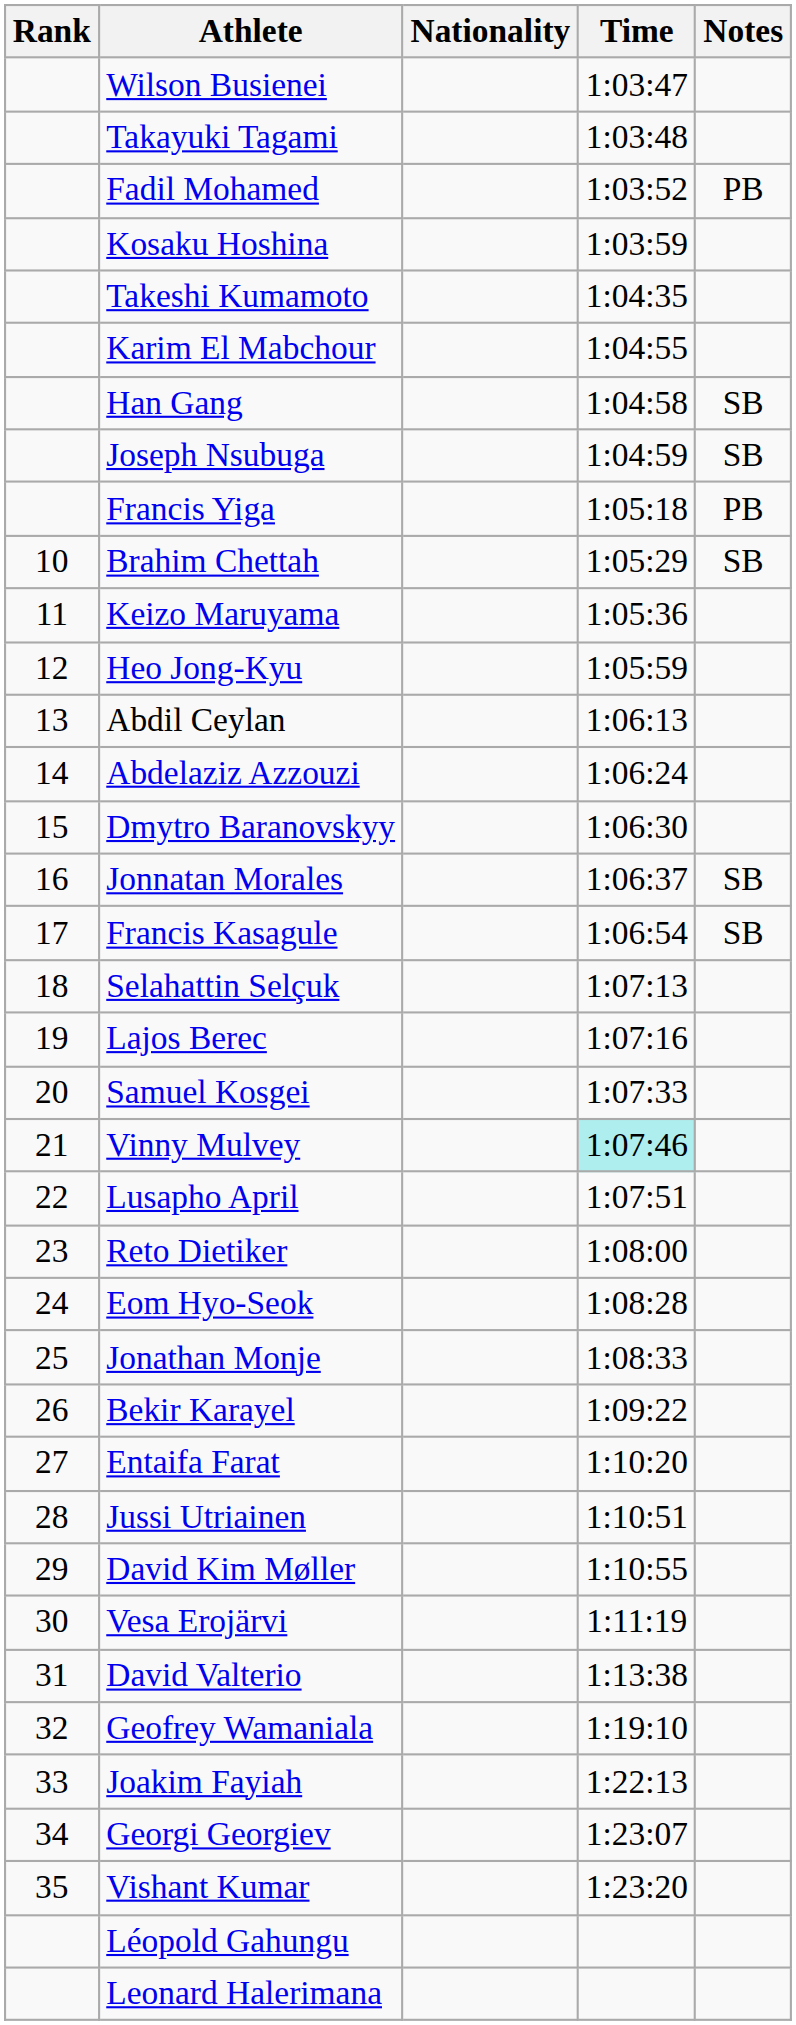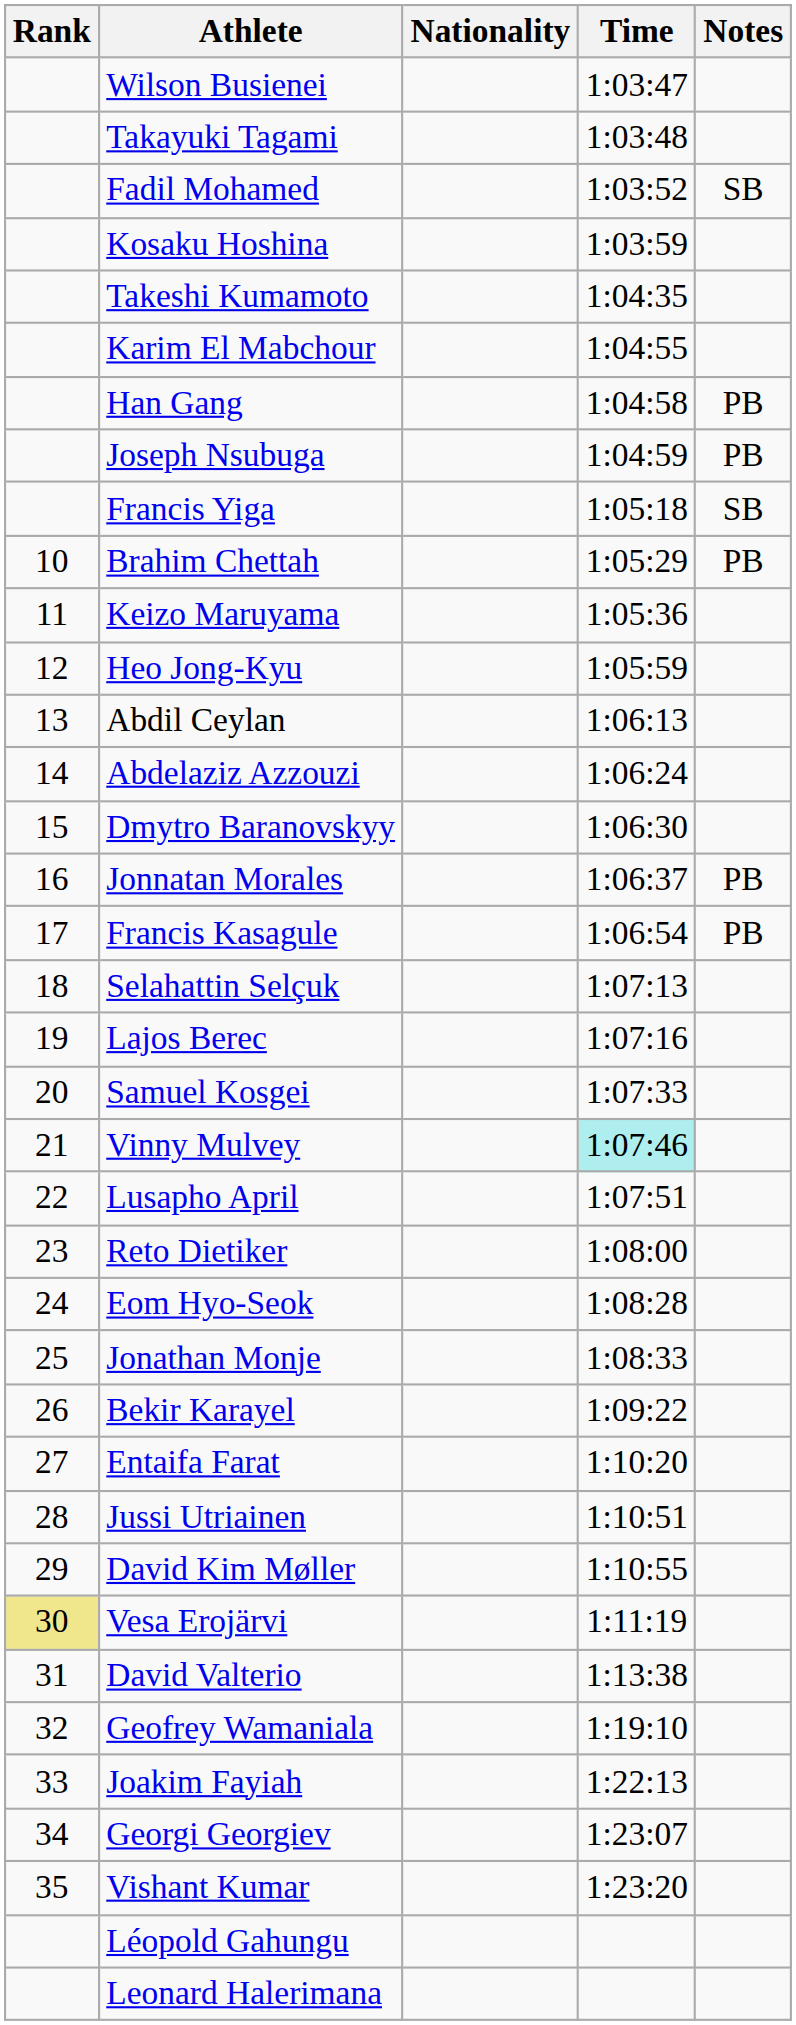(743, 190) PB -> (743, 190) SB
(743, 402) SB -> (743, 402) PB
(743, 455) SB -> (743, 455) PB
(743, 508) PB -> (743, 508) SB
(743, 561) SB -> (743, 561) PB
(743, 879) SB -> (743, 879) PB
(743, 932) SB -> (743, 932) PB
(52, 1622) no background -> (52, 1622) khaki background
